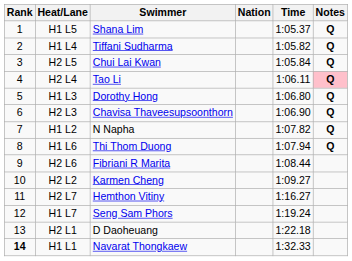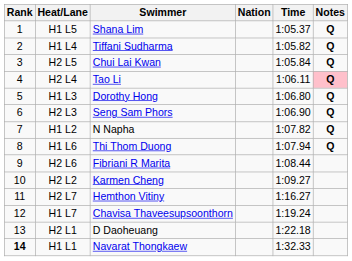(163, 113) Chavisa Thaveesupsoonthorn -> (133, 113) Seng Sam Phors
(133, 213) Seng Sam Phors -> (163, 213) Chavisa Thaveesupsoonthorn
